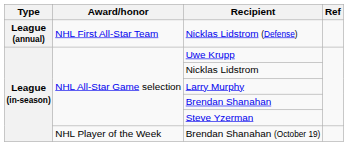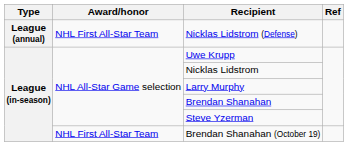(108, 133) NHL Player of the Week -> (107, 133) NHL First All-Star Team
